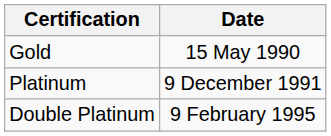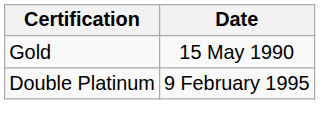- row: (48, 83)
